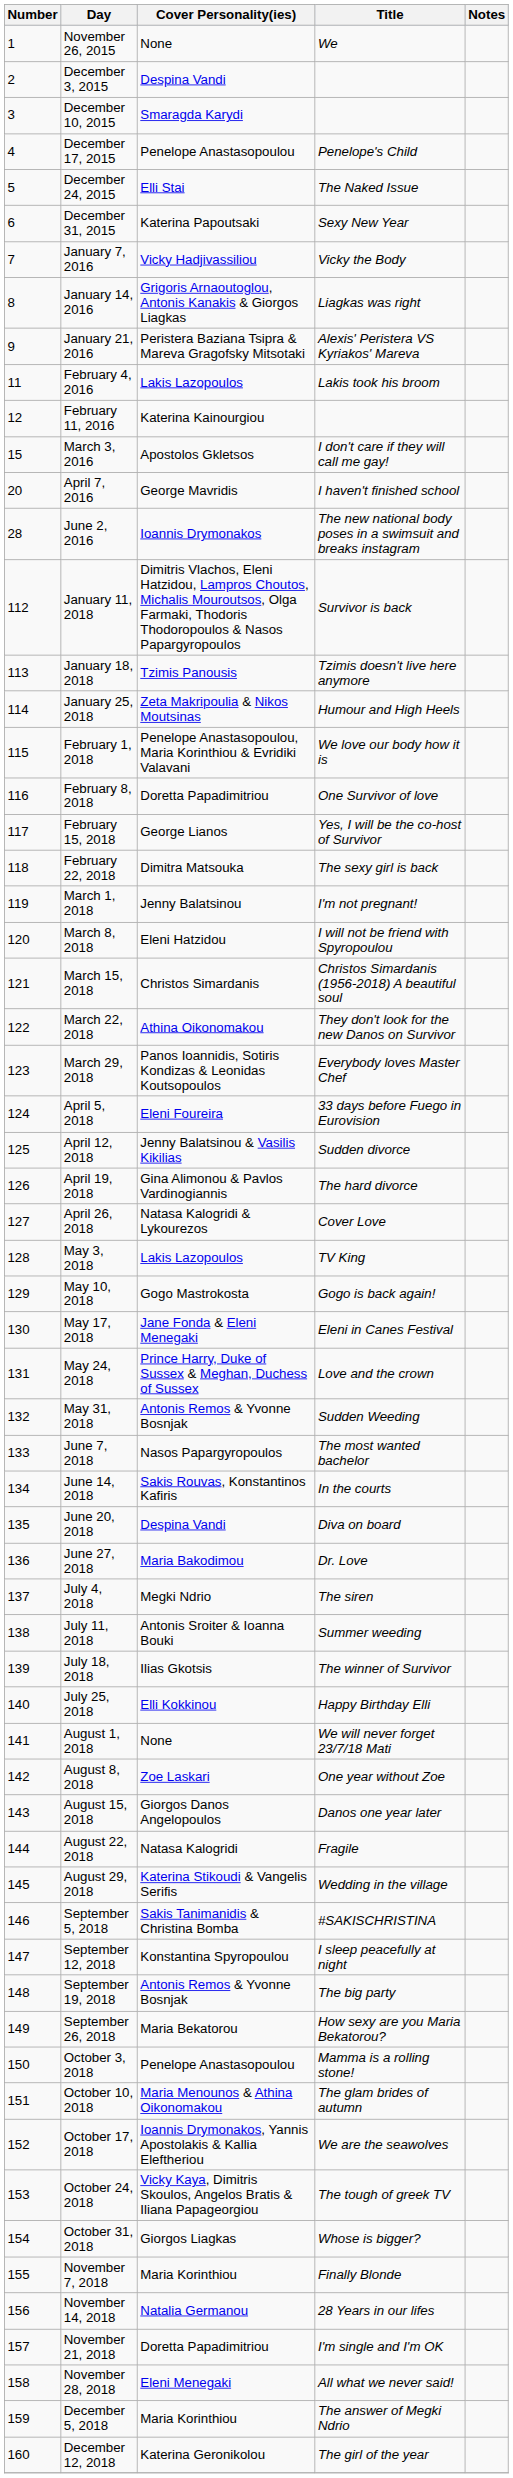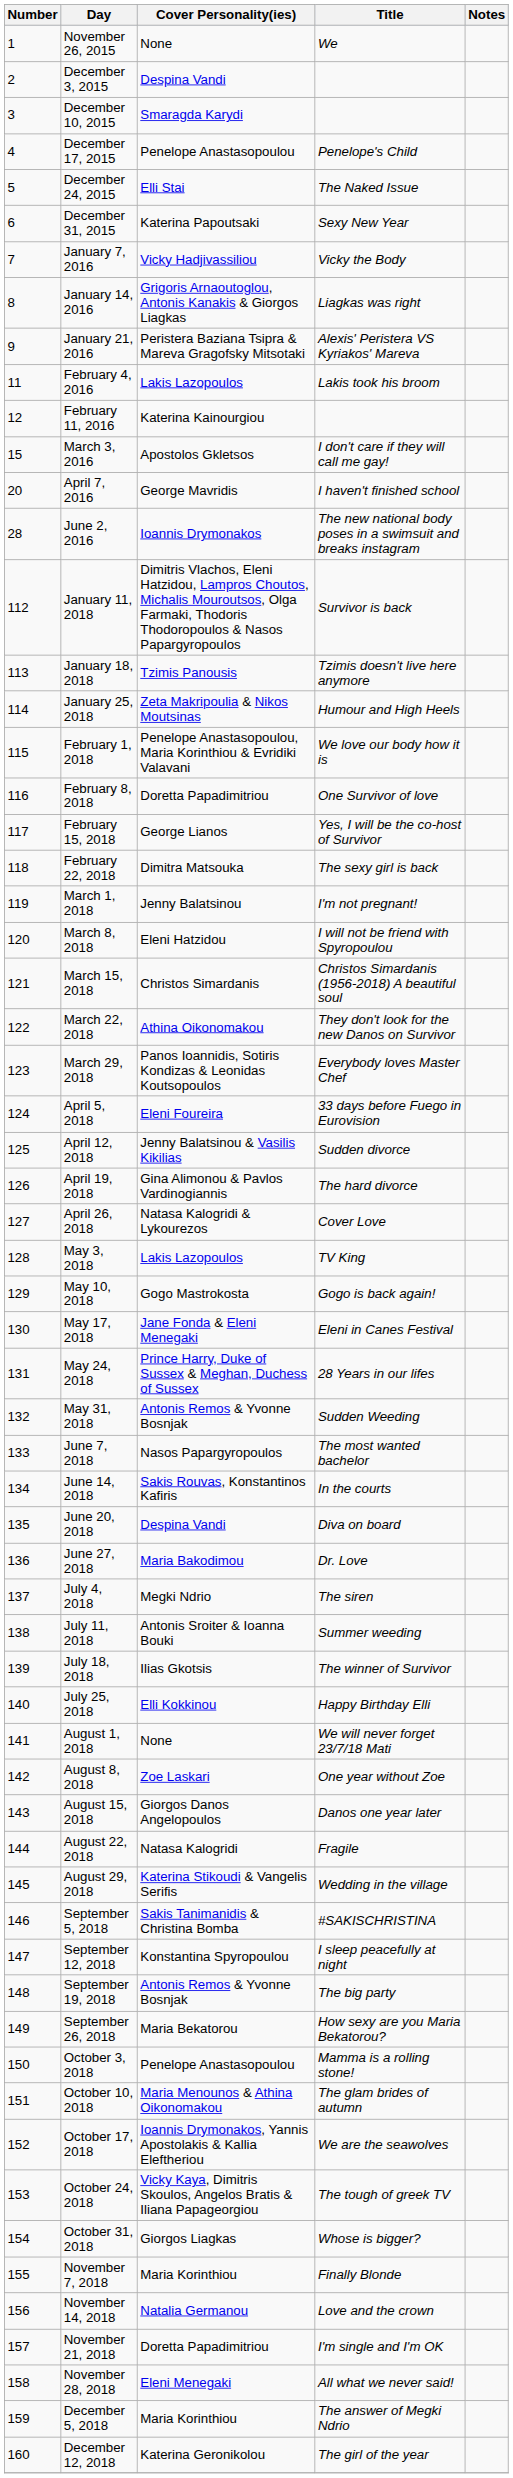(376, 1373) Love and the crown -> (376, 1373) 28 Years in our lifes
(376, 2310) 28 Years in our lifes -> (376, 2310) Love and the crown
